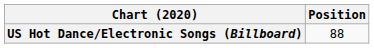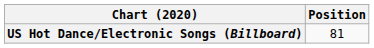(337, 34) 88 -> (337, 34) 81
